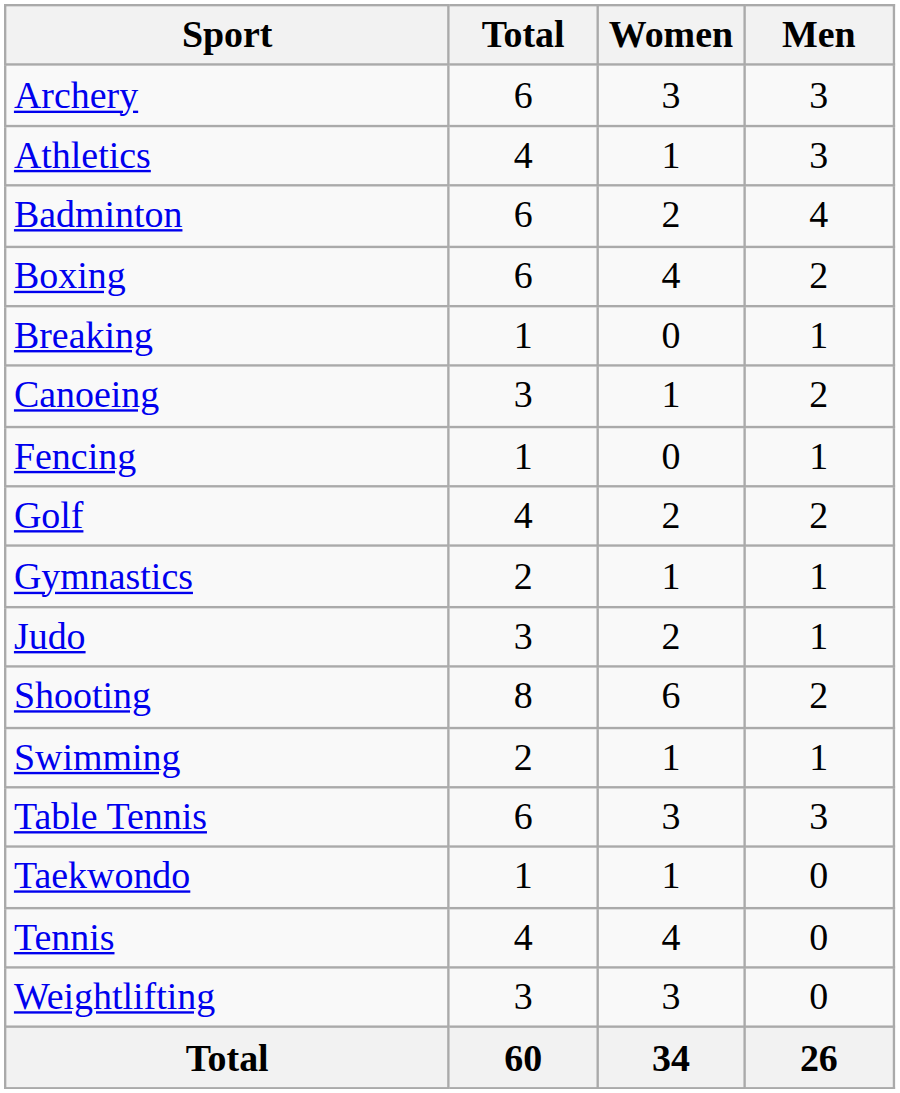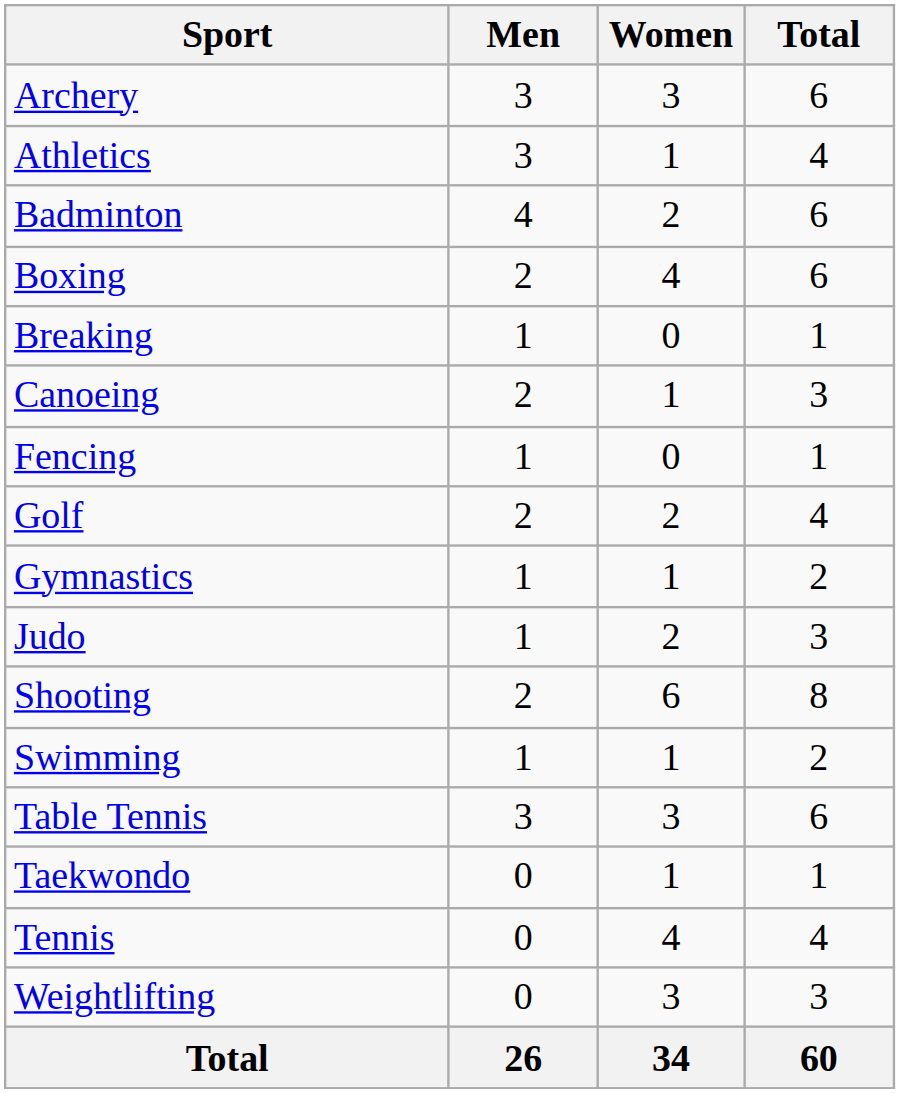columns swapped: (819, 34) <-> (523, 34)
